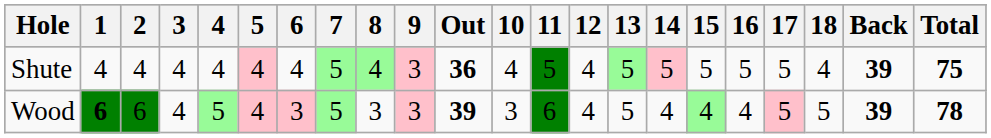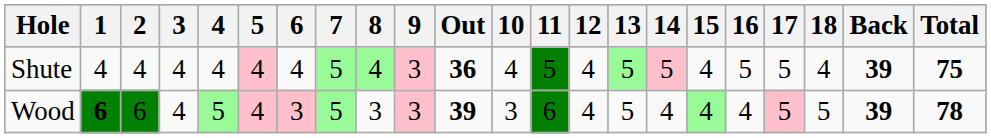(706, 68) 5 -> (706, 68) 4
